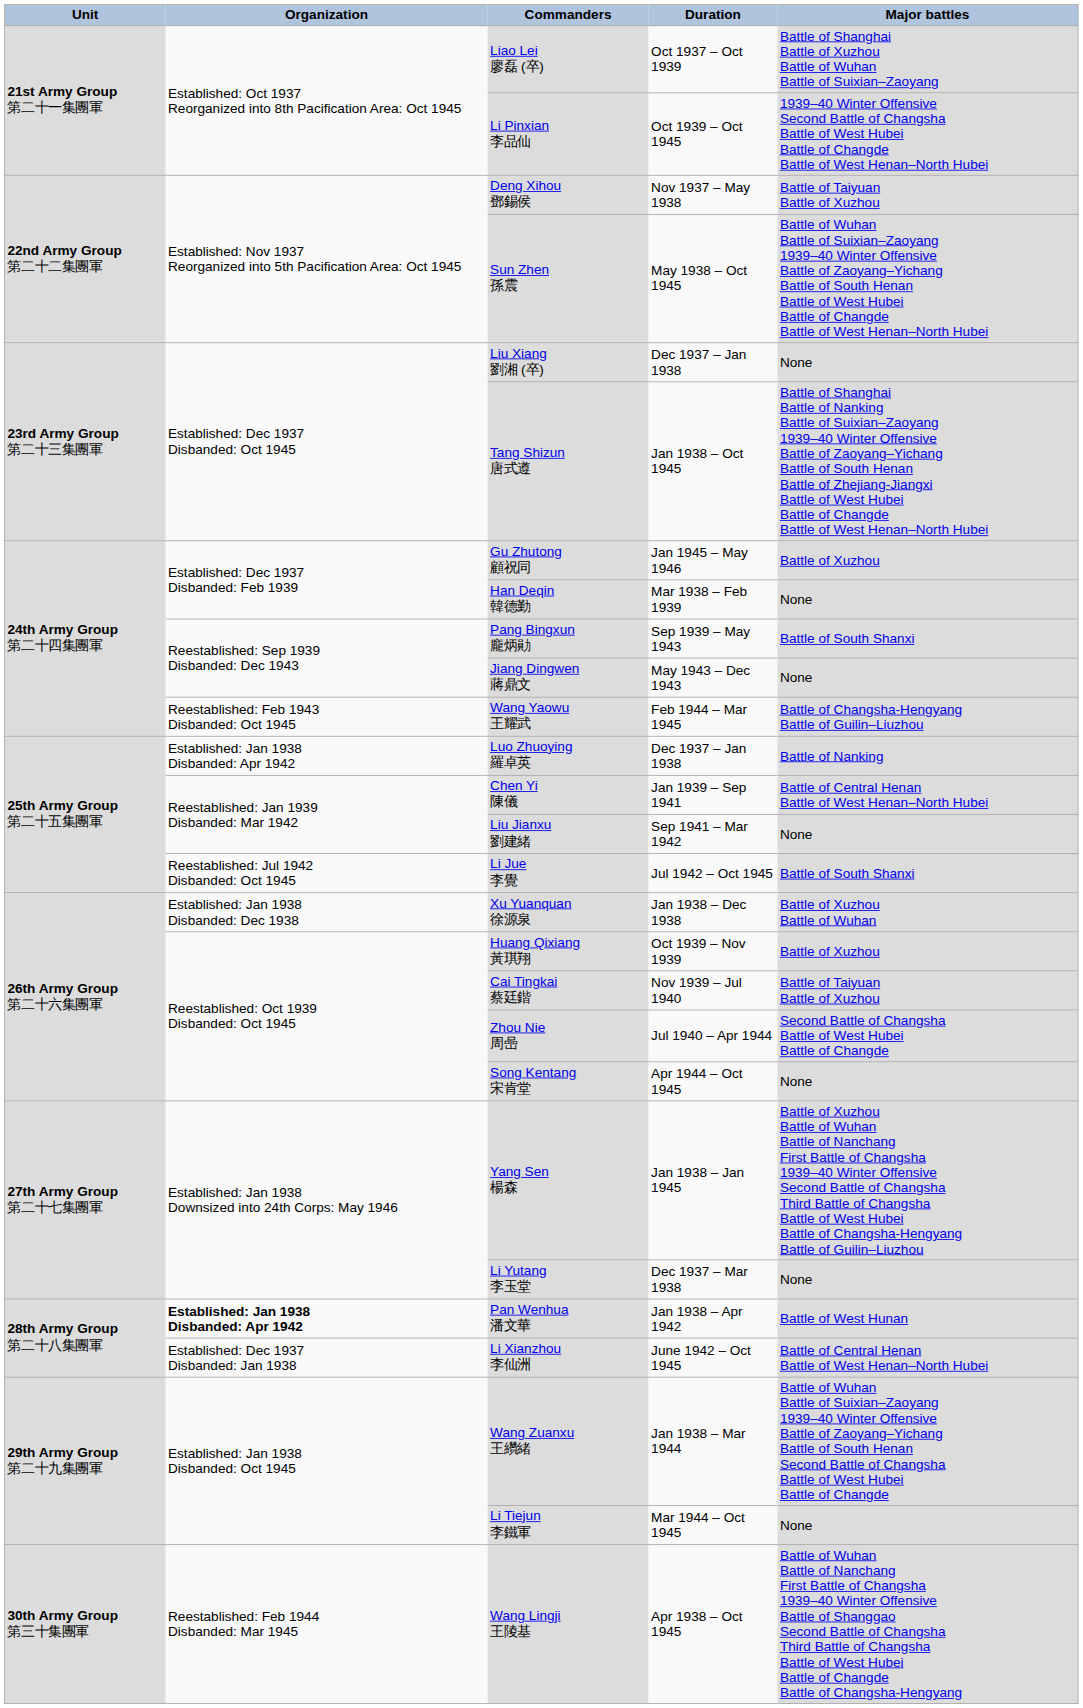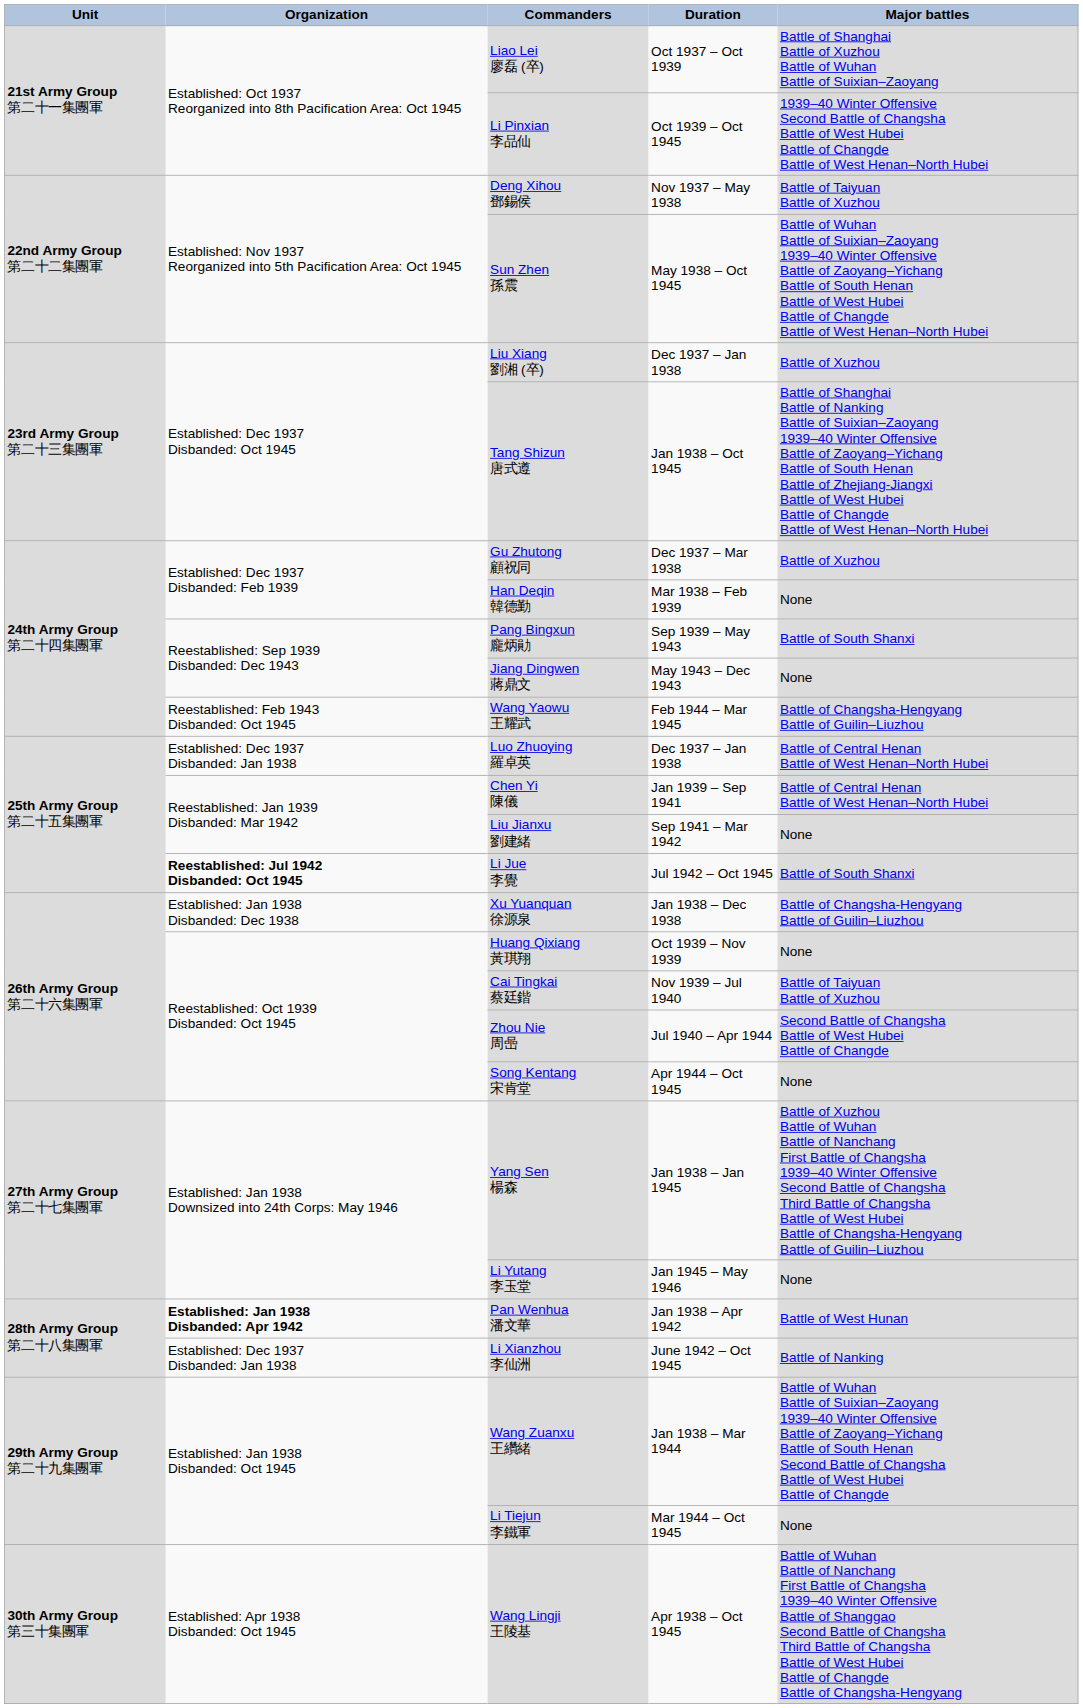(796, 362) None -> (830, 362) Battle of Xuzhou
(699, 560) Jan 1945 – May 1946 -> (699, 560) Dec 1937 – Mar 1938
(235, 755) Established: Jan 1938 Disbanded: Apr 1942 -> (236, 755) Established: Dec 1937 Disbanded: Jan 1938
(832, 755) Battle of Nanking -> (884, 755) Battle of Central Henan Battle of West Henan–North Hubei
(241, 873) normal -> (245, 873) bold
(830, 912) Battle of Xuzhou Battle of Wuhan -> (871, 912) Battle of Changsha-Hengyang Battle of Guilin–Liuzhou
(830, 951) Battle of Xuzhou -> (796, 951) None
(699, 1279) Dec 1937 – Mar 1938 -> (699, 1279) Jan 1945 – May 1946
(884, 1357) Battle of Central Henan Battle of West Henan–North Hubei -> (832, 1357) Battle of Nanking
(244, 1624) Reestablished: Feb 1944 Disbanded: Mar 1945 -> (234, 1624) Established: Apr 1938 Disbanded: Oct 1945
